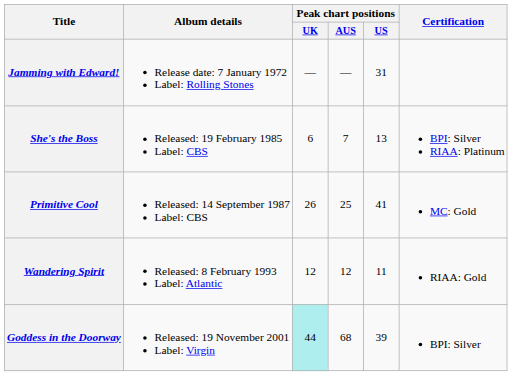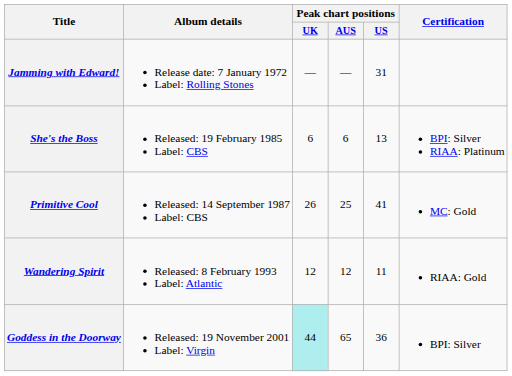(346, 138) 7 -> (346, 138) 6
(346, 337) 68 -> (346, 337) 65
(381, 337) 39 -> (381, 337) 36
